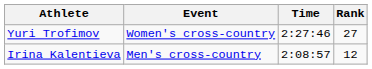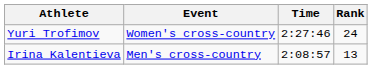(350, 34) 27 -> (350, 34) 24
(350, 54) 12 -> (350, 54) 13
